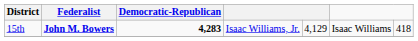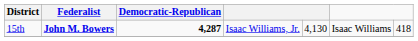(210, 28) 4,283 -> (210, 28) 4,287
(316, 28) 4,129 -> (316, 28) 4,130
